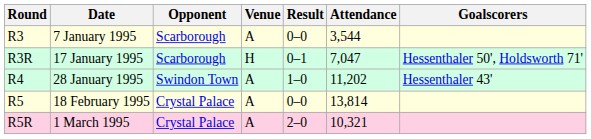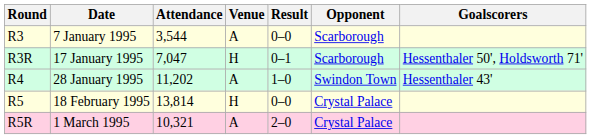columns swapped: (197, 15) <-> (363, 15)
(250, 101) A -> (234, 101) H
